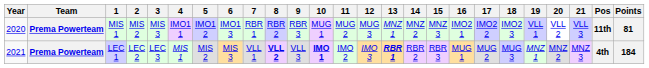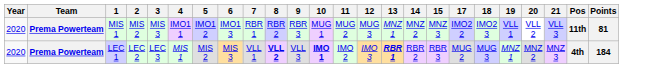- column: (462, 11)
(16, 52) 2021 -> (16, 52) 2020
